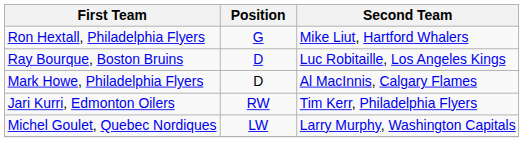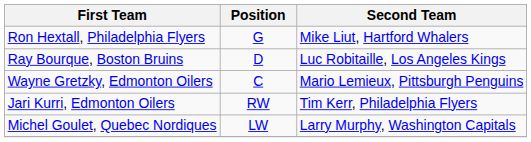- row: (106, 81)
+ row: (110, 81)
